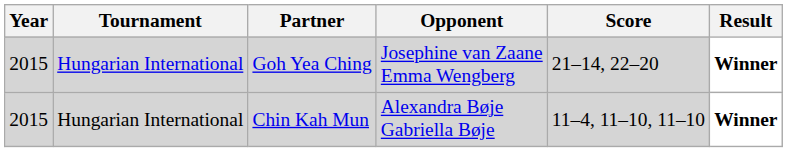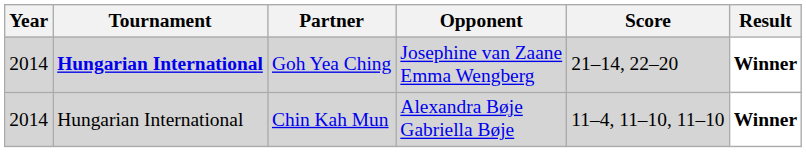(29, 64) 2015 -> (29, 64) 2014
(150, 64) normal -> (160, 64) bold
(29, 119) 2015 -> (29, 119) 2014
